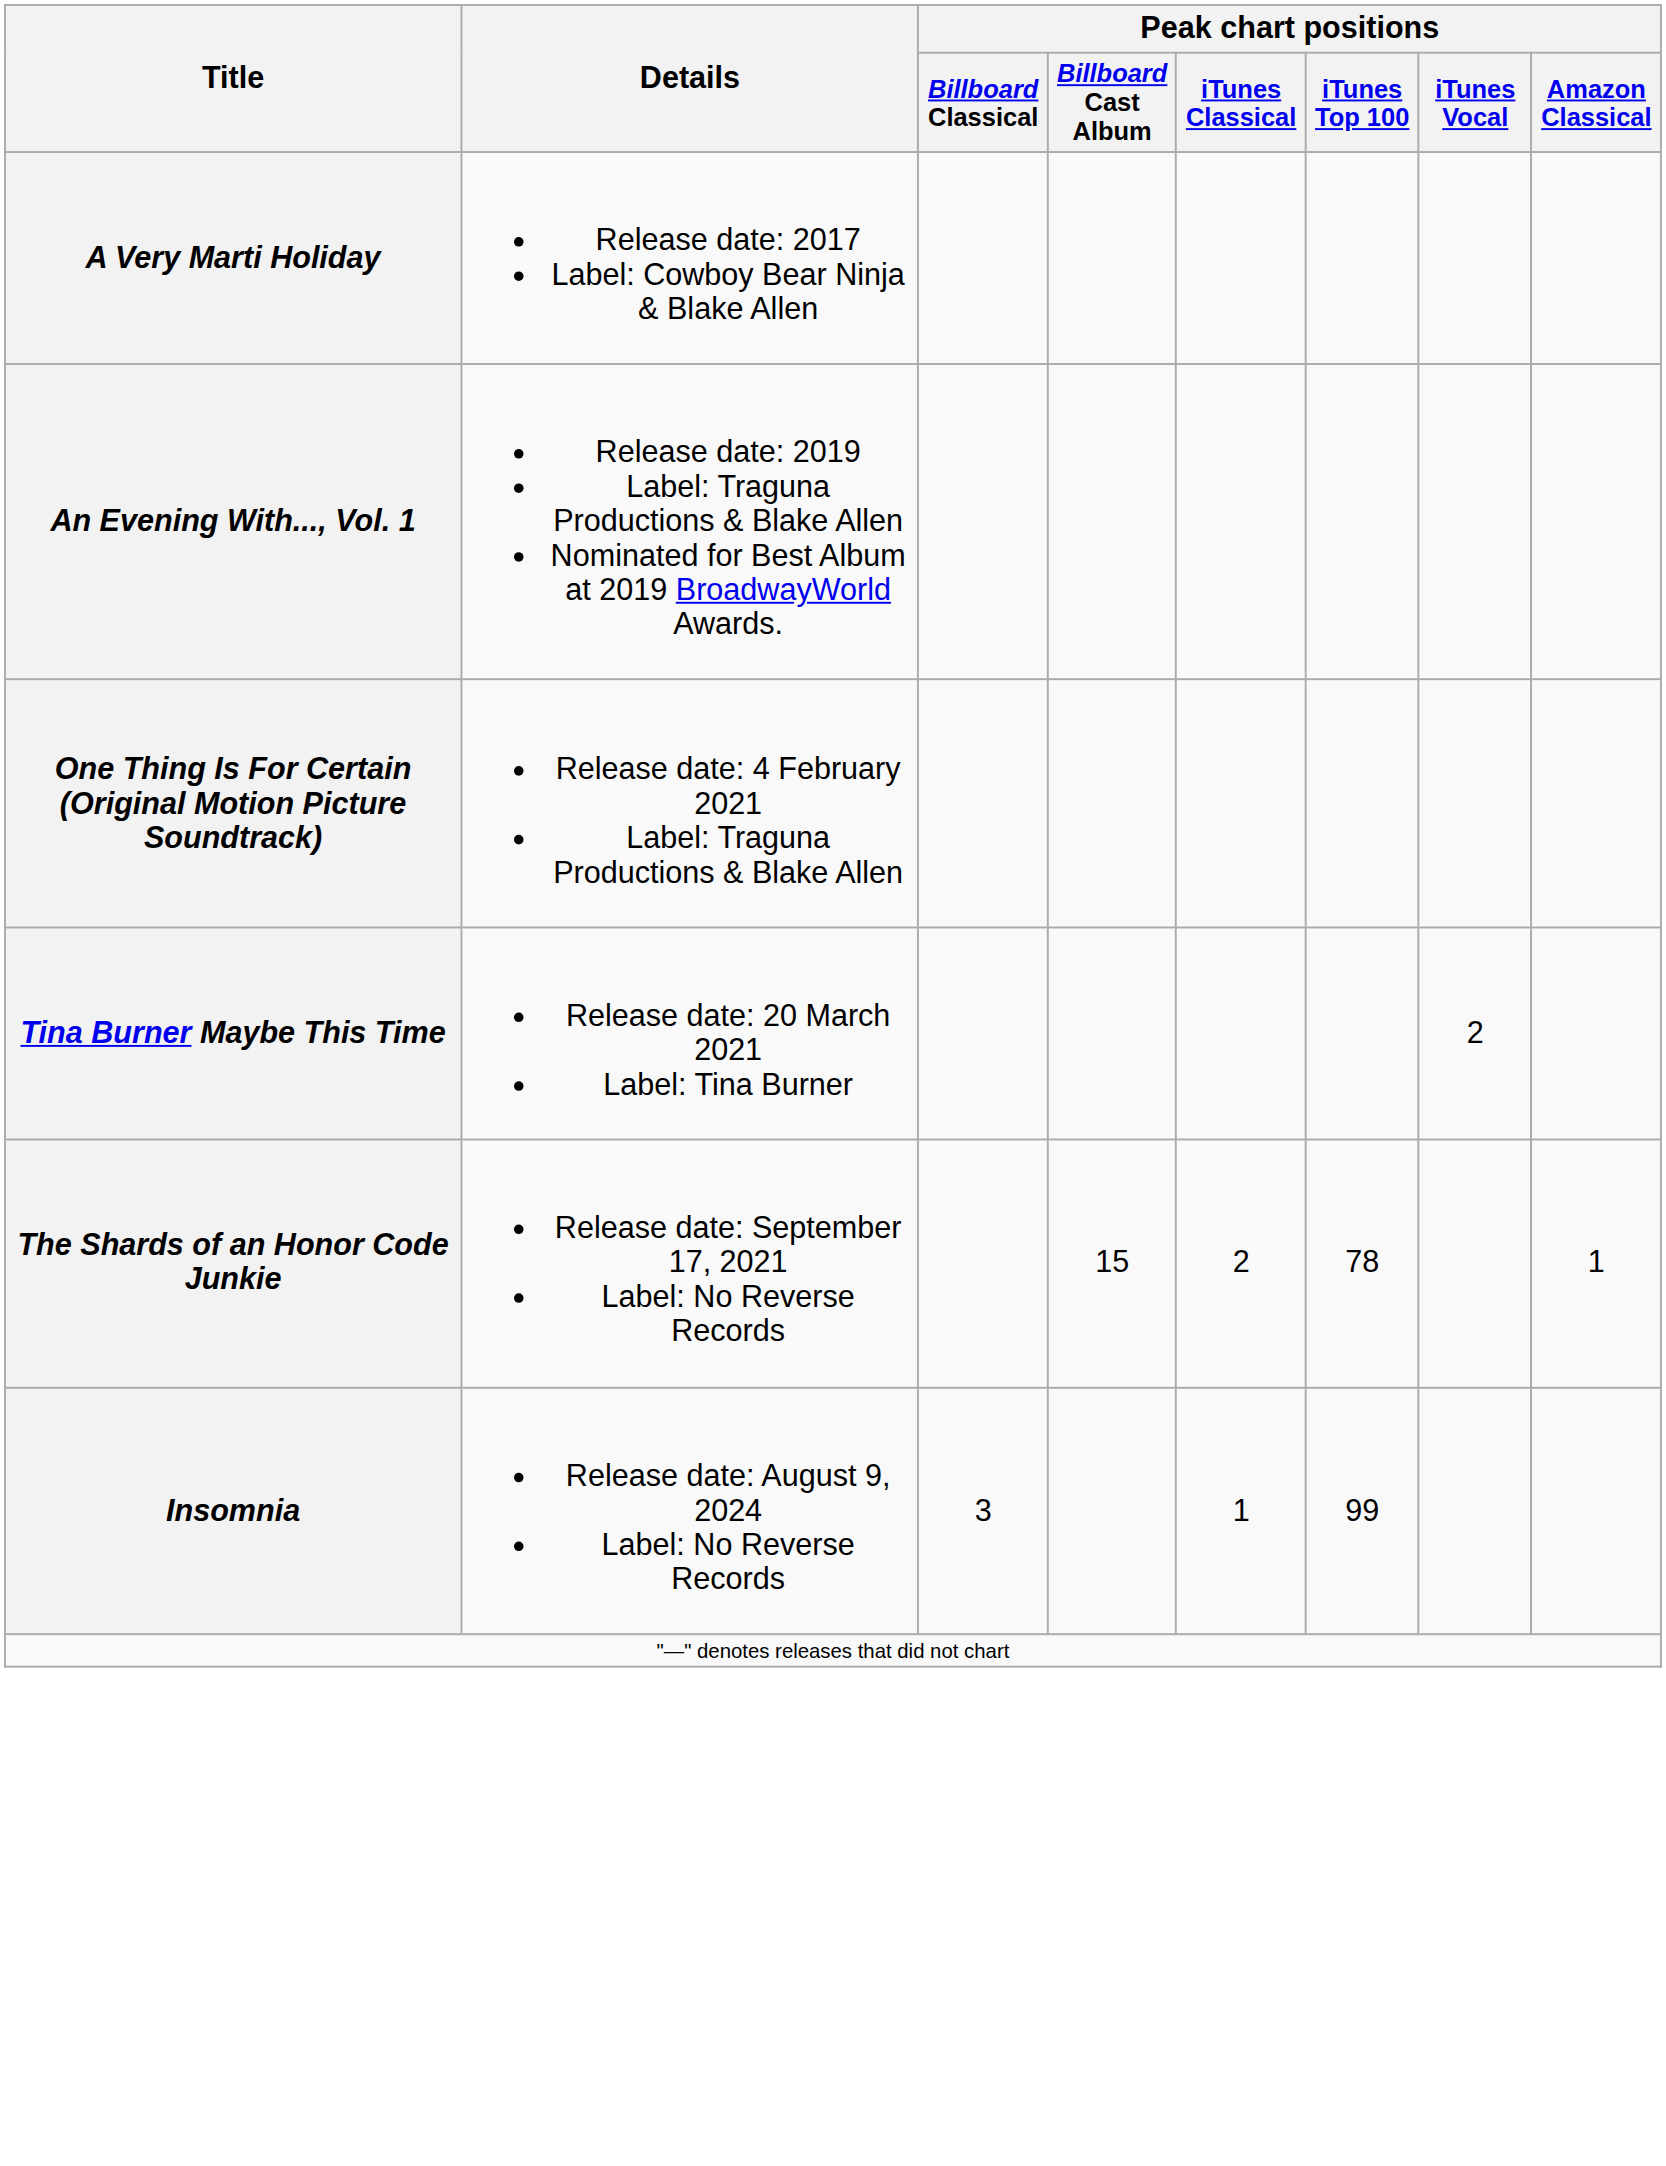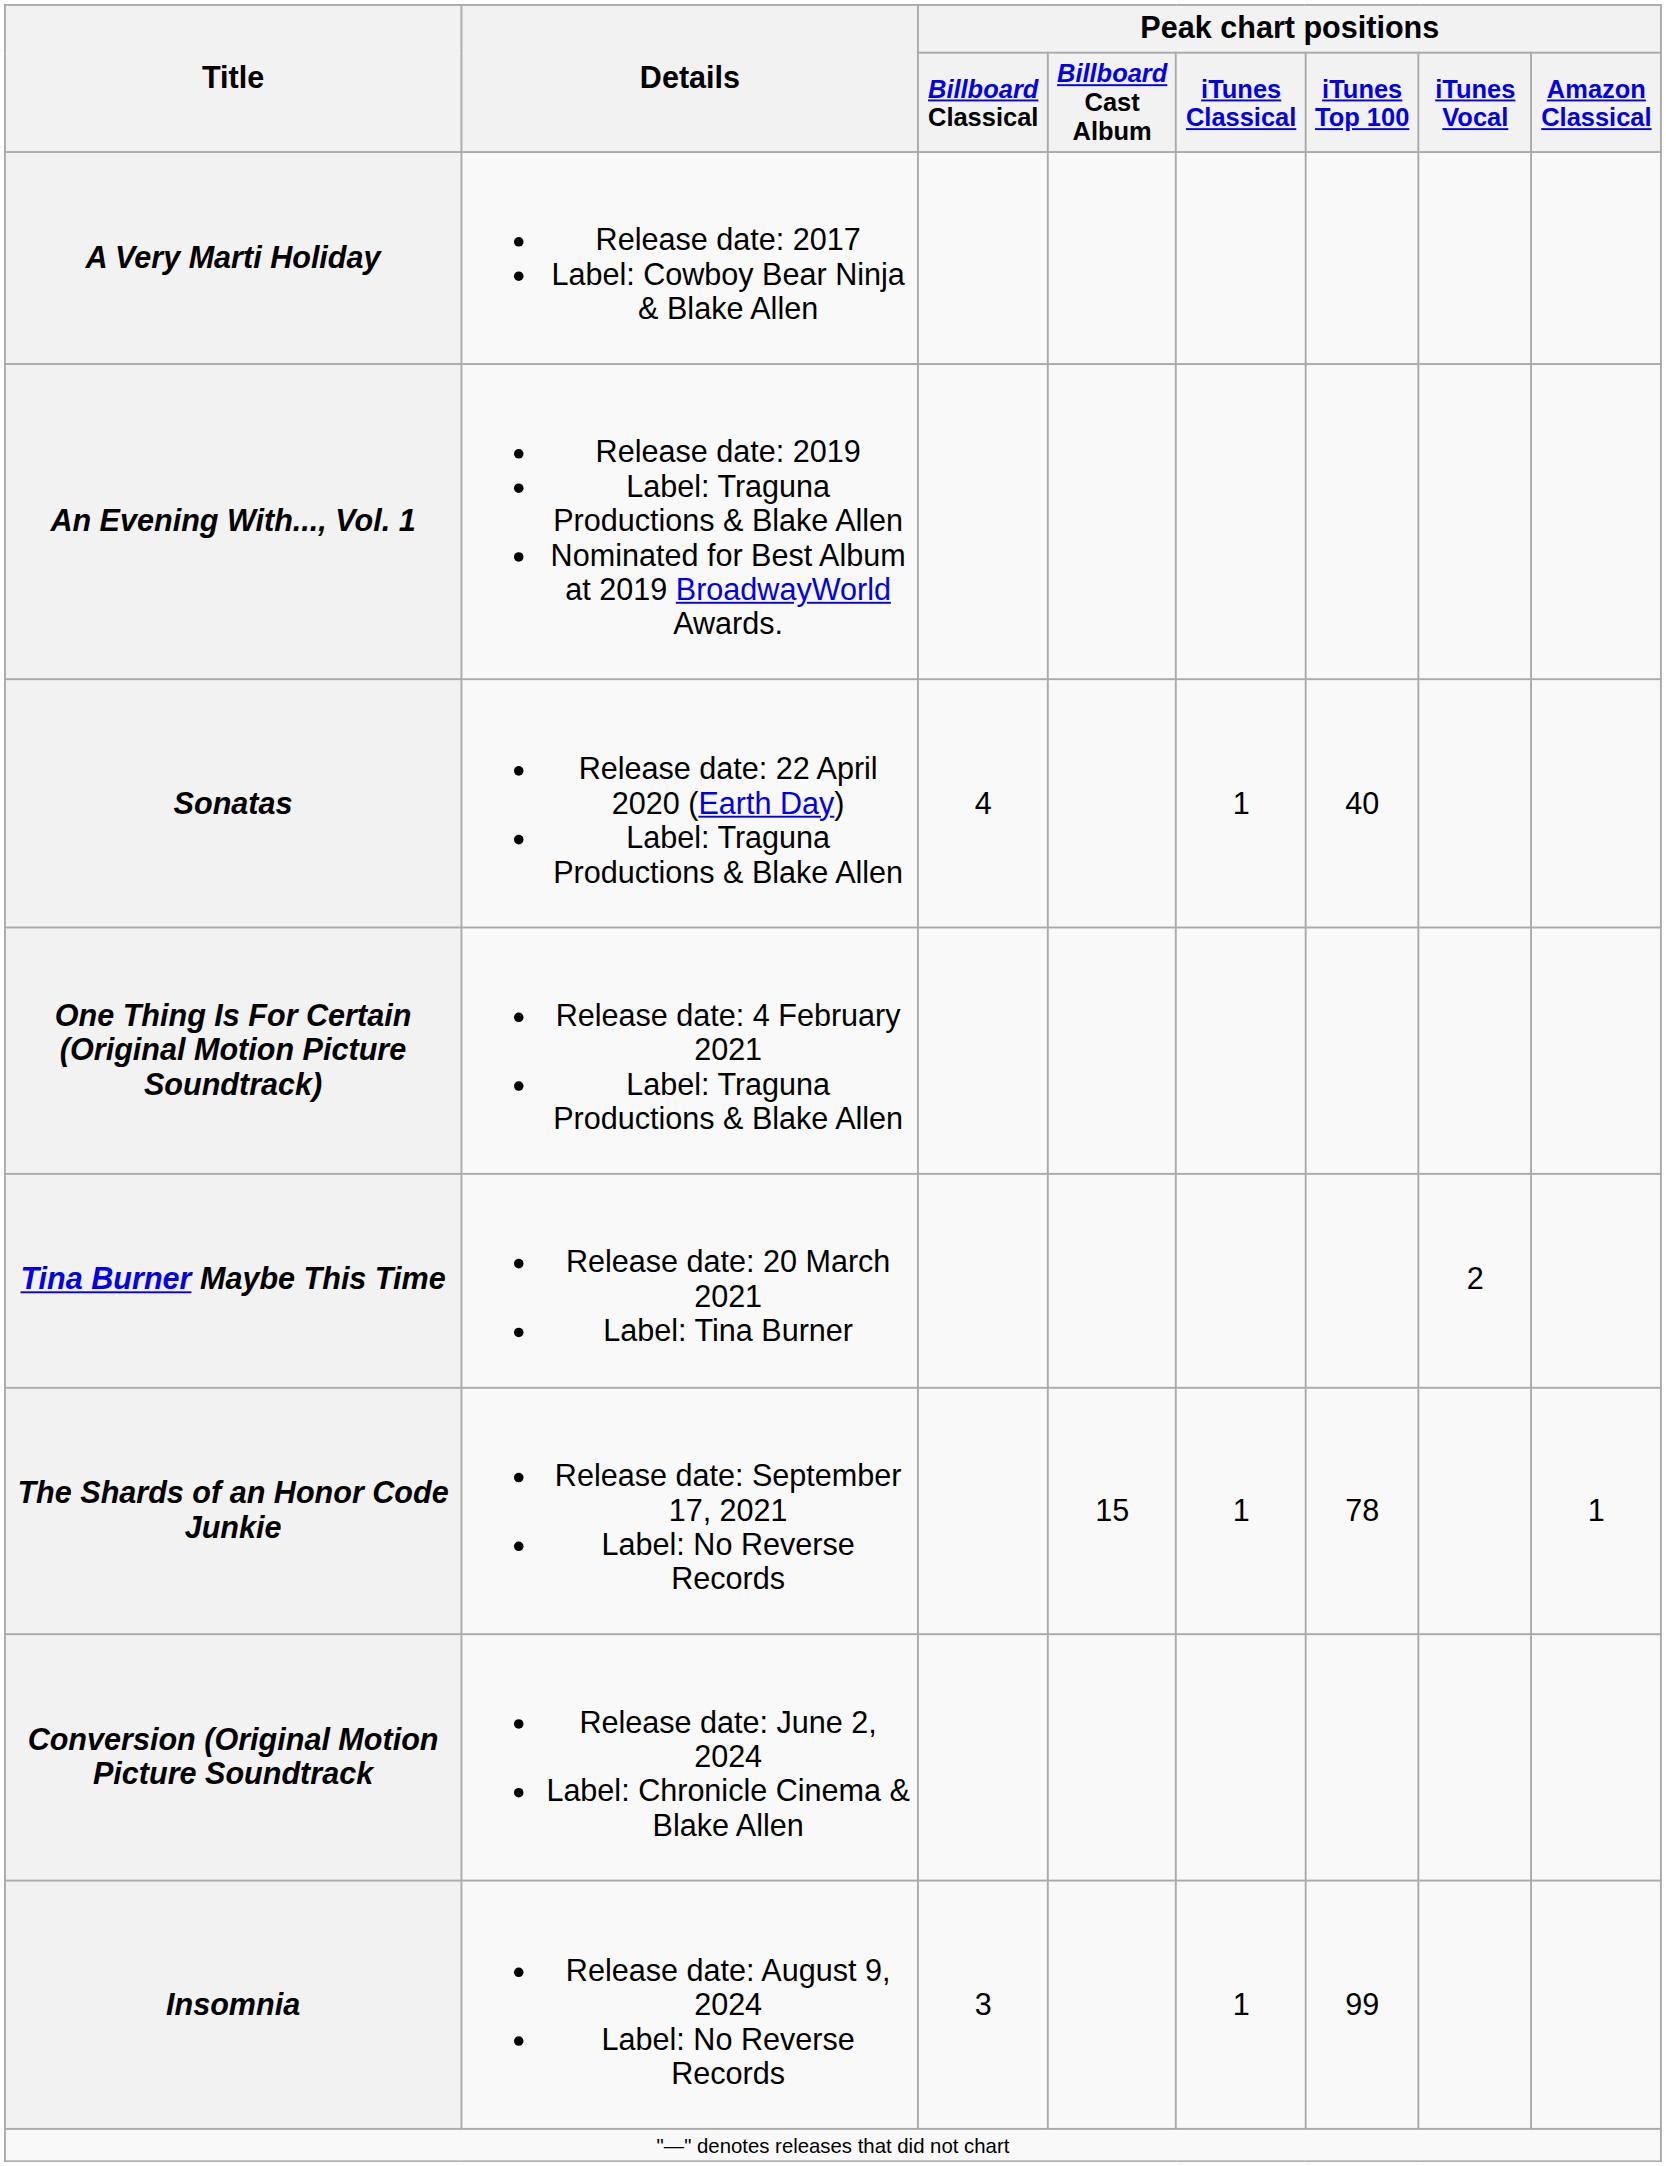+ row: (233, 803)
(1241, 1262) 2 -> (1241, 1510) 1
+ row: (233, 1757)
